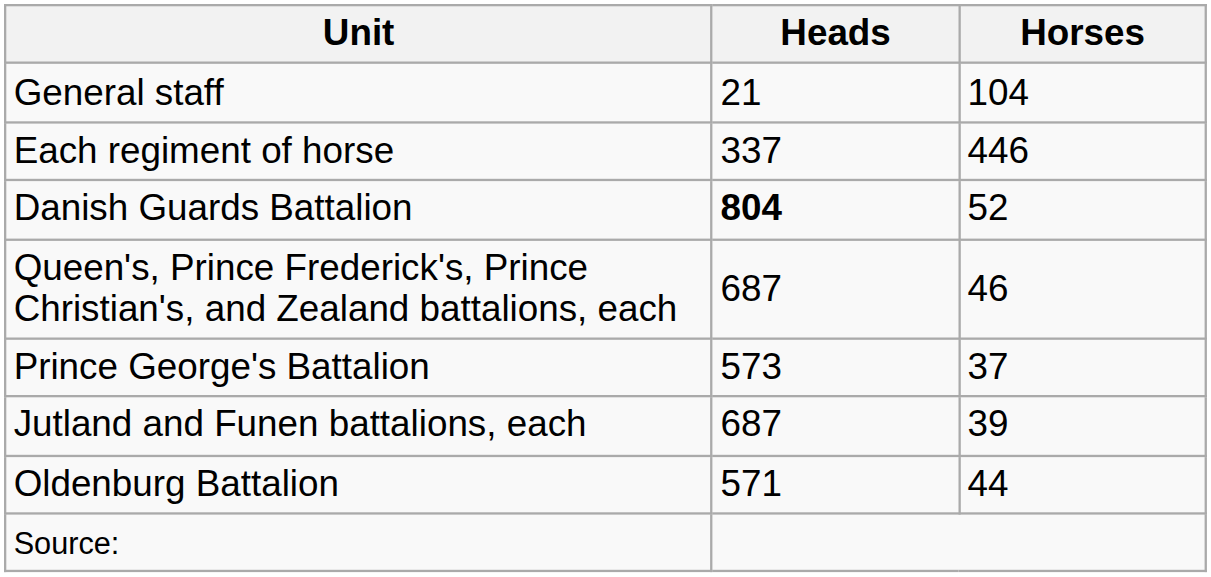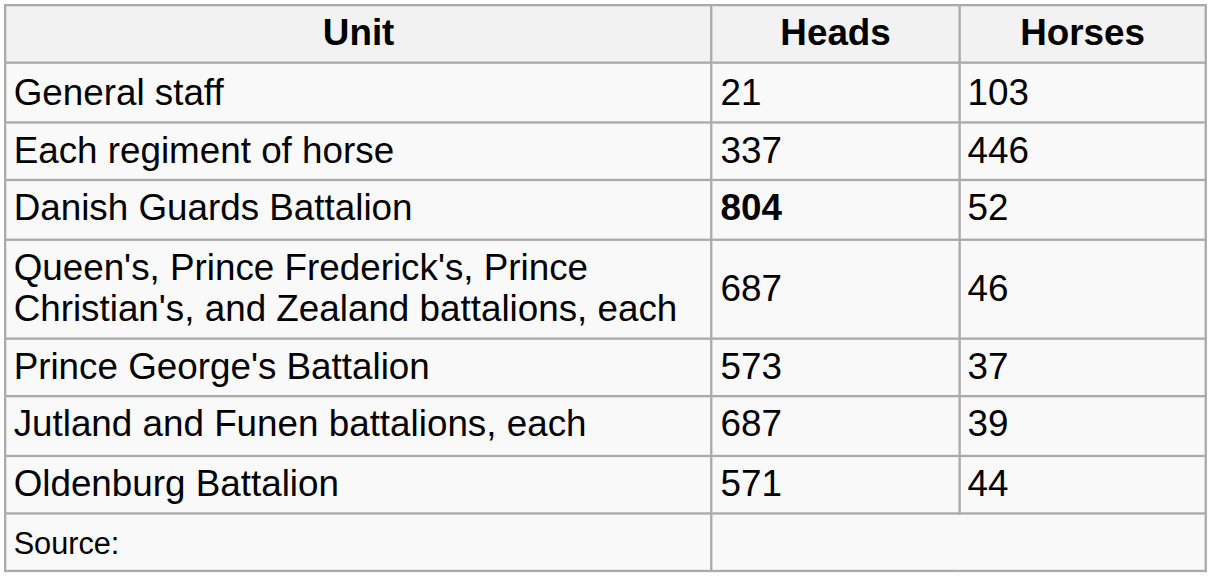(998, 92) 104 -> (998, 92) 103
